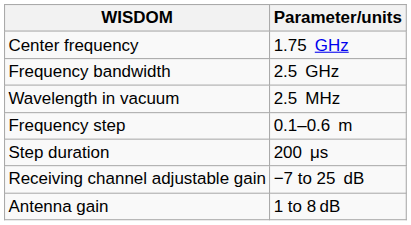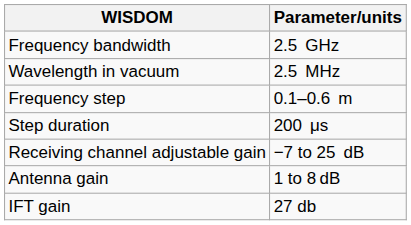- row: (73, 44)
+ row: (39, 206)
